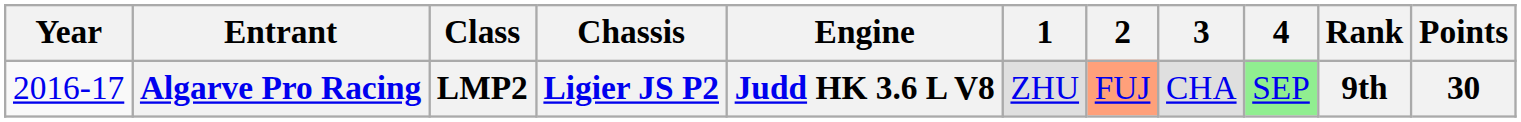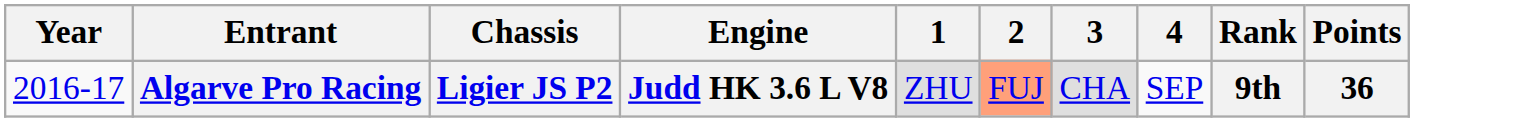- column: (482, 32)
(1281, 87) lightgreen background -> (1174, 87) no background
(1464, 87) 30 -> (1357, 87) 36
